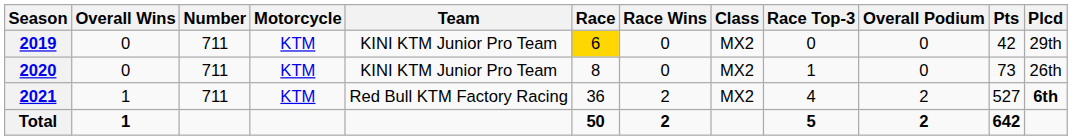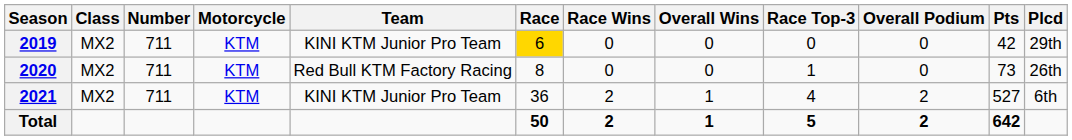columns swapped: (737, 17) <-> (126, 17)
(459, 70) KINI KTM Junior Pro Team -> (403, 70) Red Bull KTM Factory Racing
(459, 96) Red Bull KTM Factory Racing -> (403, 96) KINI KTM Junior Pro Team
(1046, 96) bold -> (1046, 96) normal
